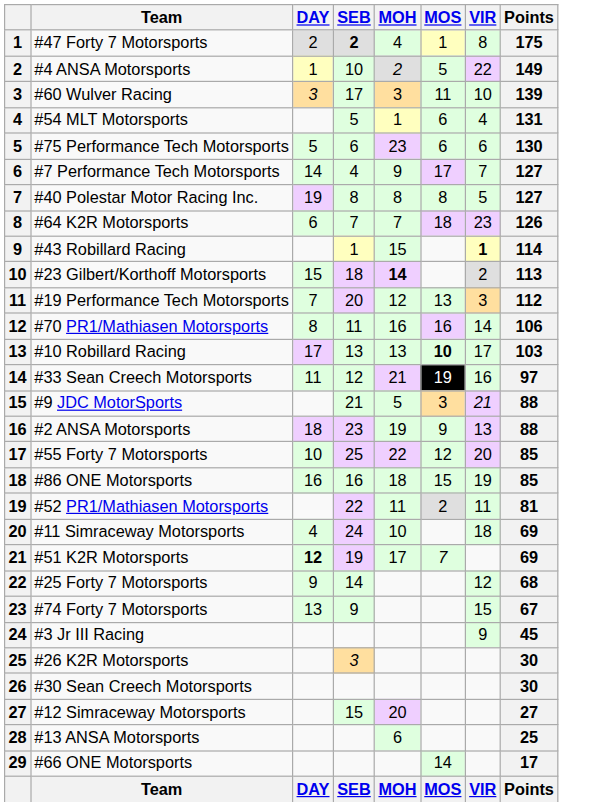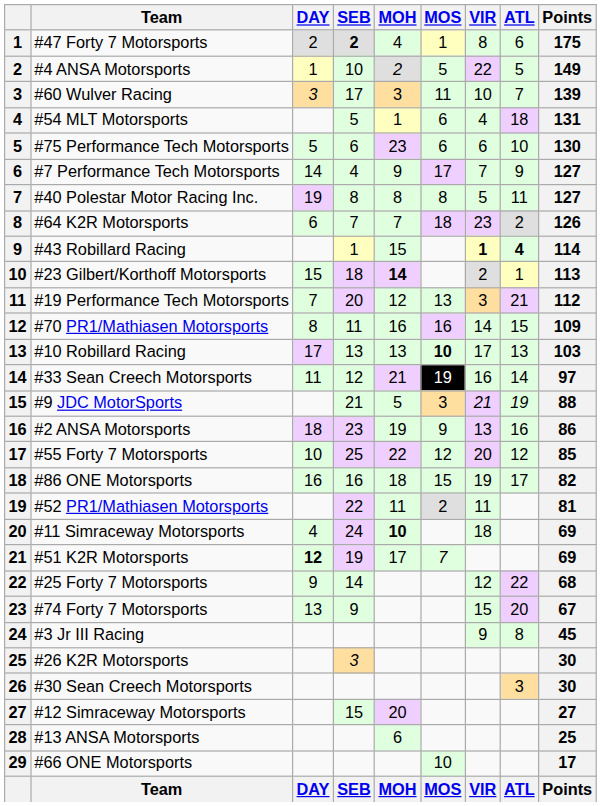+ column: (519, 17)
(529, 326) 106 -> (567, 326) 109
(529, 429) 88 -> (567, 429) 86
(529, 480) 85 -> (567, 480) 82
(398, 532) normal -> (398, 532) bold
(443, 763) 14 -> (443, 763) 10
